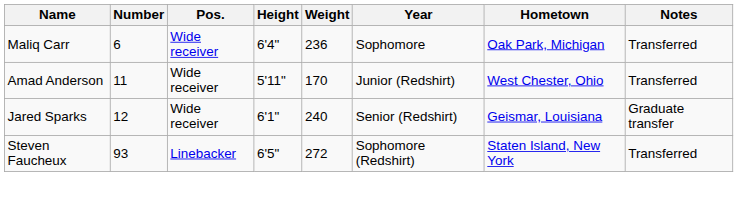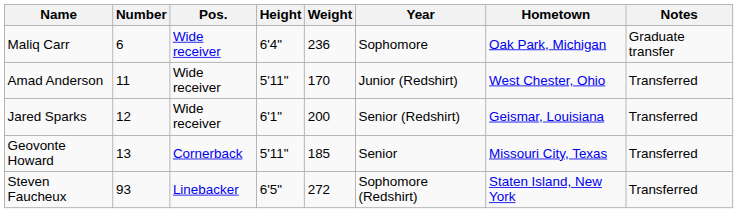(663, 44) Transferred -> (657, 44) Graduate transfer
(316, 116) 240 -> (319, 116) 200
(656, 116) Graduate transfer -> (663, 116) Transferred
+ row: (37, 153)
